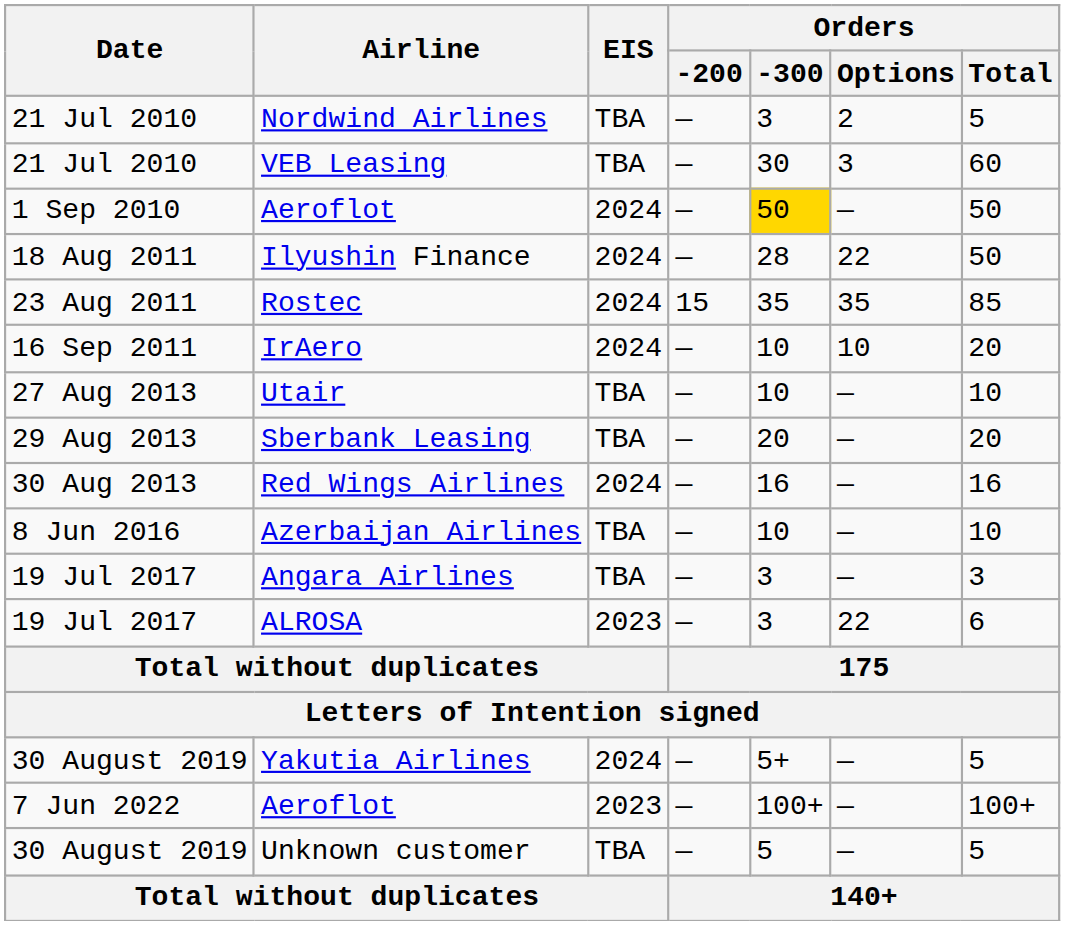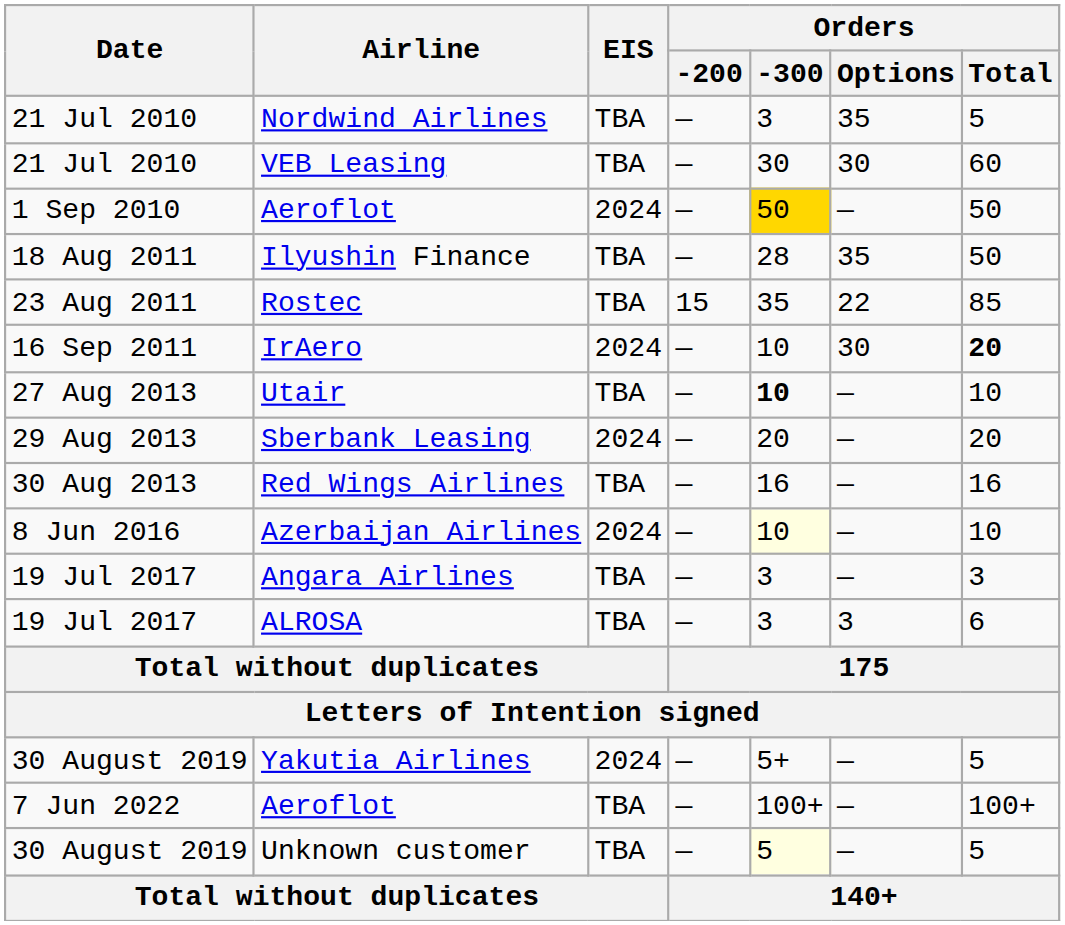(845, 119) 2 -> (854, 119) 35
(845, 165) 3 -> (854, 165) 30
(628, 257) 2024 -> (620, 257) TBA
(854, 257) 22 -> (854, 257) 35
(628, 303) 2024 -> (620, 303) TBA
(854, 303) 35 -> (854, 303) 22
(854, 348) 10 -> (854, 348) 30
(985, 348) normal -> (985, 348) bold
(773, 394) normal -> (773, 394) bold
(620, 440) TBA -> (628, 440) 2024
(628, 486) 2024 -> (620, 486) TBA
(620, 531) TBA -> (628, 531) 2024
(773, 531) no background -> (773, 531) lightyellow background
(628, 623) 2023 -> (620, 623) TBA
(854, 623) 22 -> (845, 623) 3
(628, 806) 2023 -> (620, 806) TBA
(765, 852) no background -> (765, 852) lightyellow background
